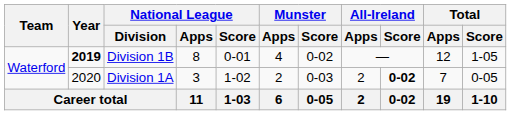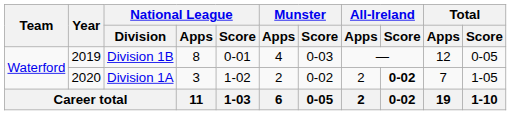(86, 57) bold -> (86, 57) normal
(320, 57) 0-02 -> (320, 57) 0-03
(484, 57) 1-05 -> (484, 57) 0-05
(320, 78) 0-03 -> (320, 78) 0-02
(484, 78) 0-05 -> (484, 78) 1-05
